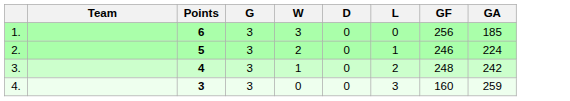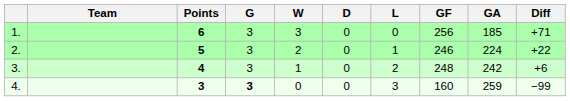+ column: (541, 13)
(250, 86) normal -> (250, 86) bold
